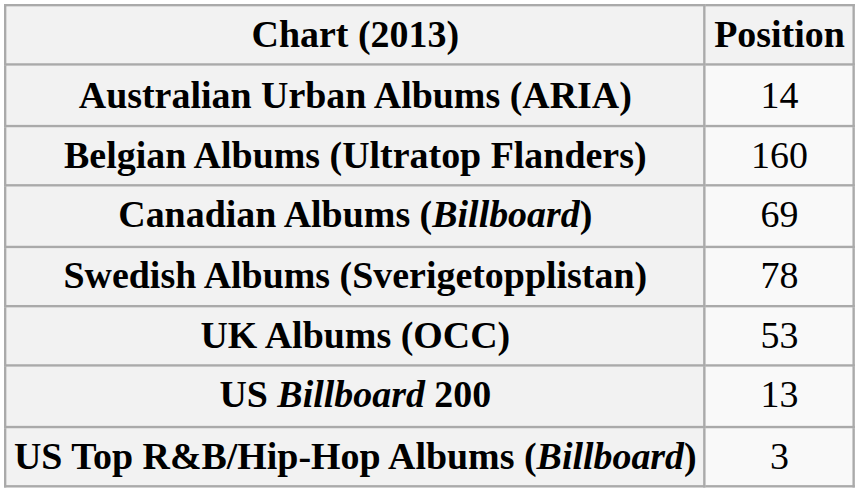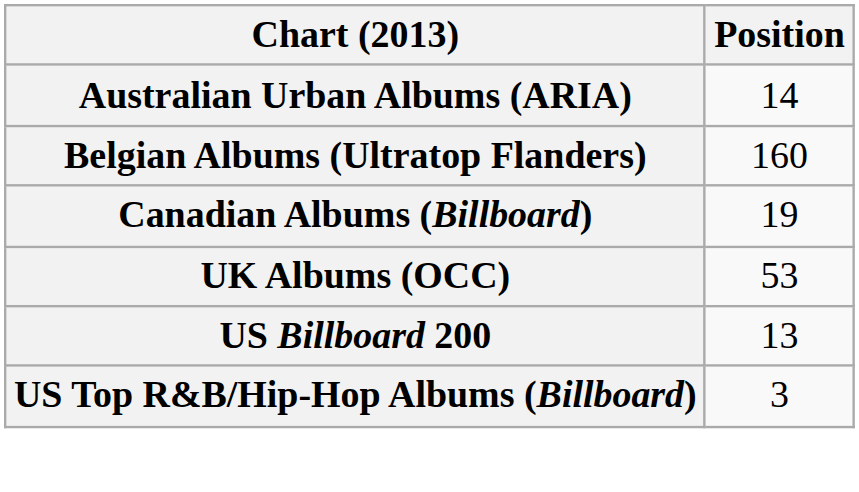(780, 214) 69 -> (780, 214) 19
- row: (355, 275)
